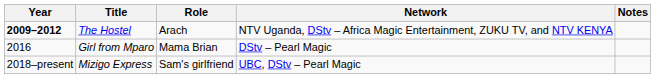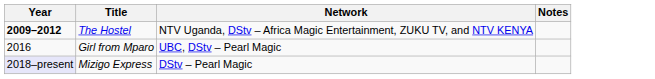- column: (196, 13)
(285, 47) DStv – Pearl Magic -> (220, 47) UBC, DStv – Pearl Magic
(40, 64) no background -> (40, 64) lavender background
(300, 64) UBC, DStv – Pearl Magic -> (206, 64) DStv – Pearl Magic
